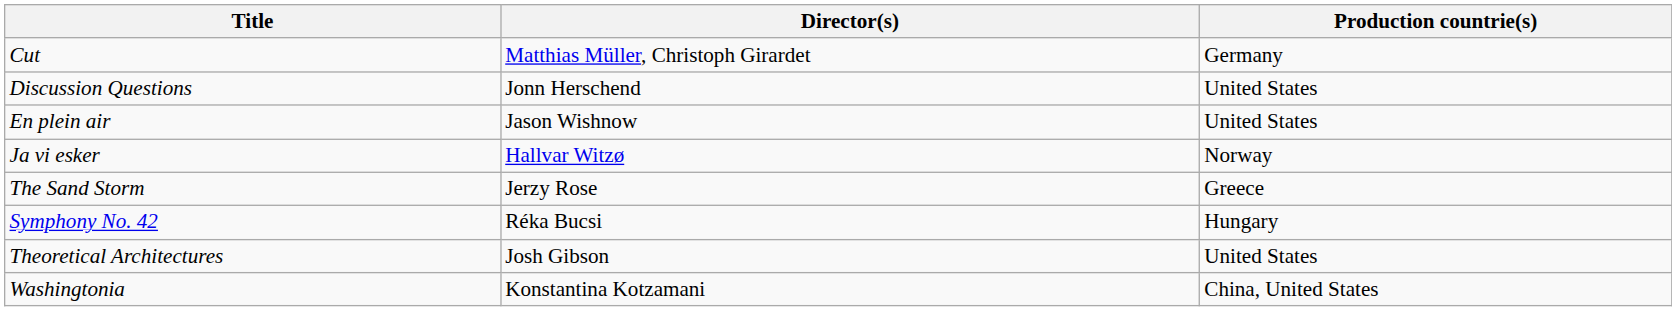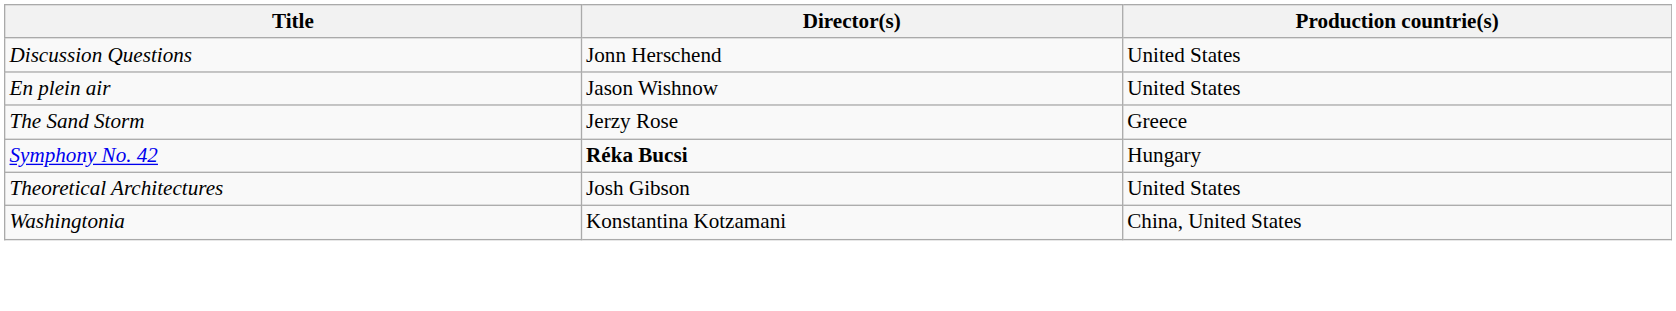- row: (25, 54)
- row: (55, 155)
(554, 222) normal -> (637, 155) bold
